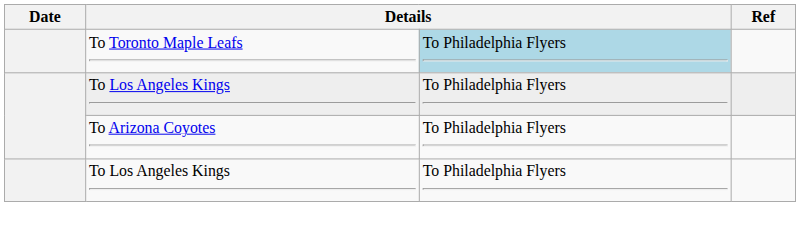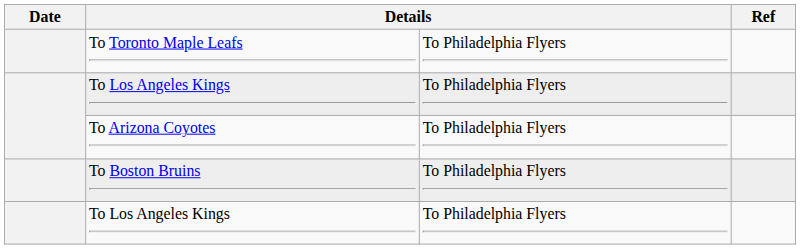(575, 47) lightblue background -> (575, 47) no background
+ row: (45, 180)
